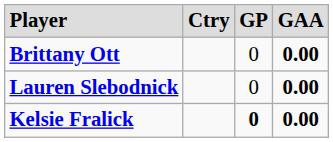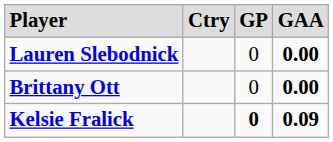rows swapped: (65, 53) <-> (94, 86)
(301, 119) 0.00 -> (301, 119) 0.09
